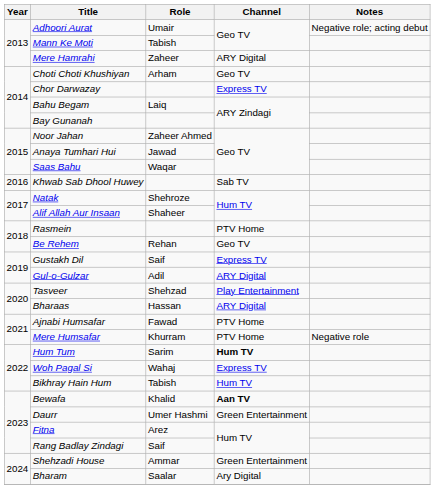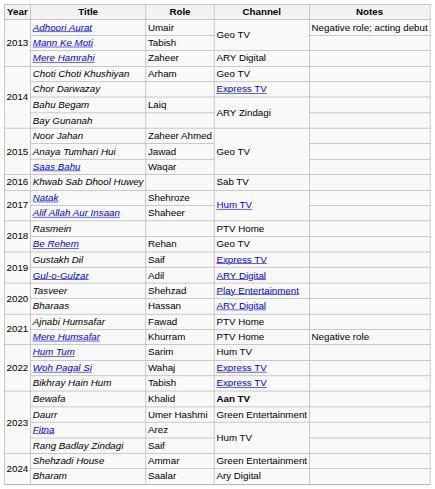(235, 352) bold -> (234, 352) normal
(234, 383) Hum TV -> (242, 383) Express TV
